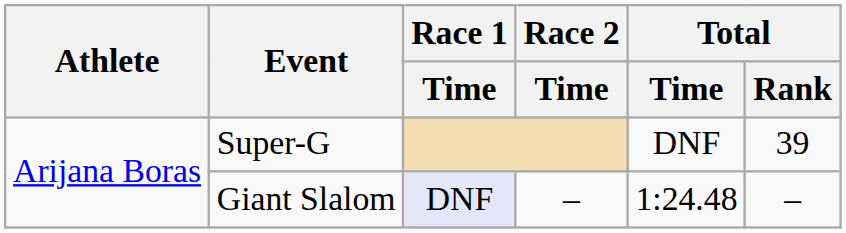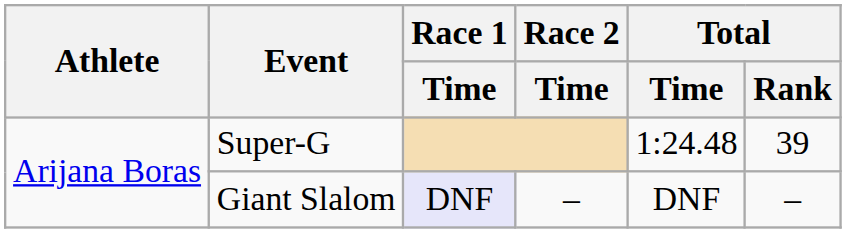(686, 143) DNF -> (686, 143) 1:24.48
(686, 199) 1:24.48 -> (686, 199) DNF
